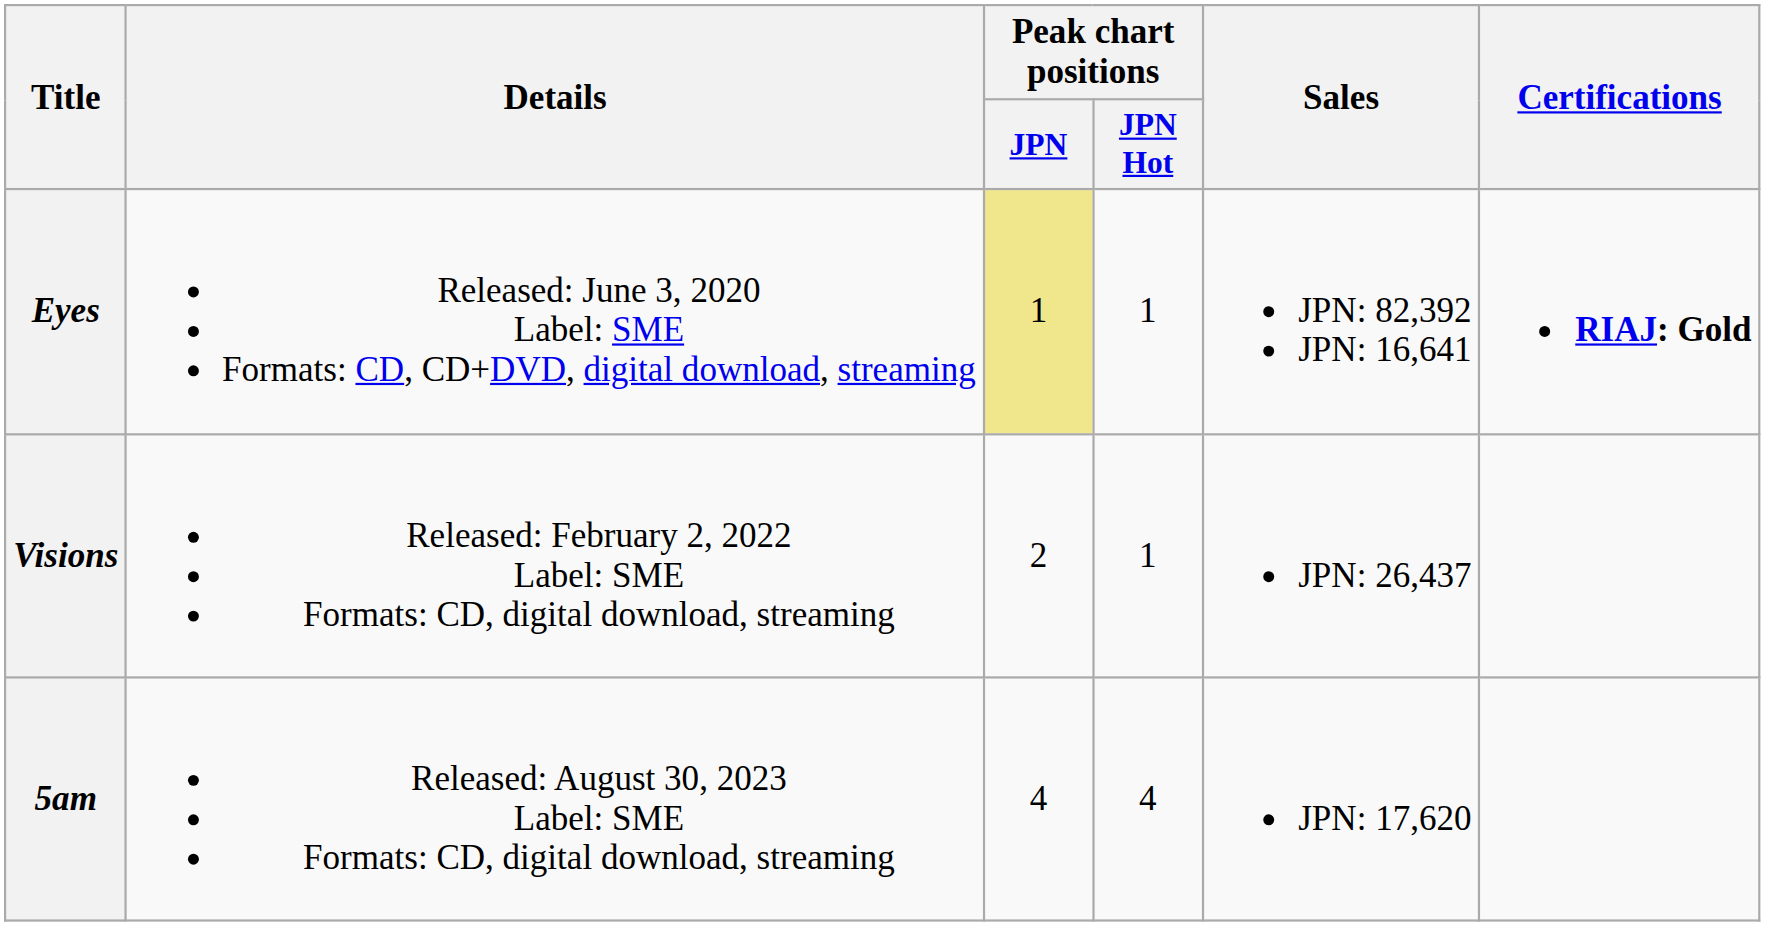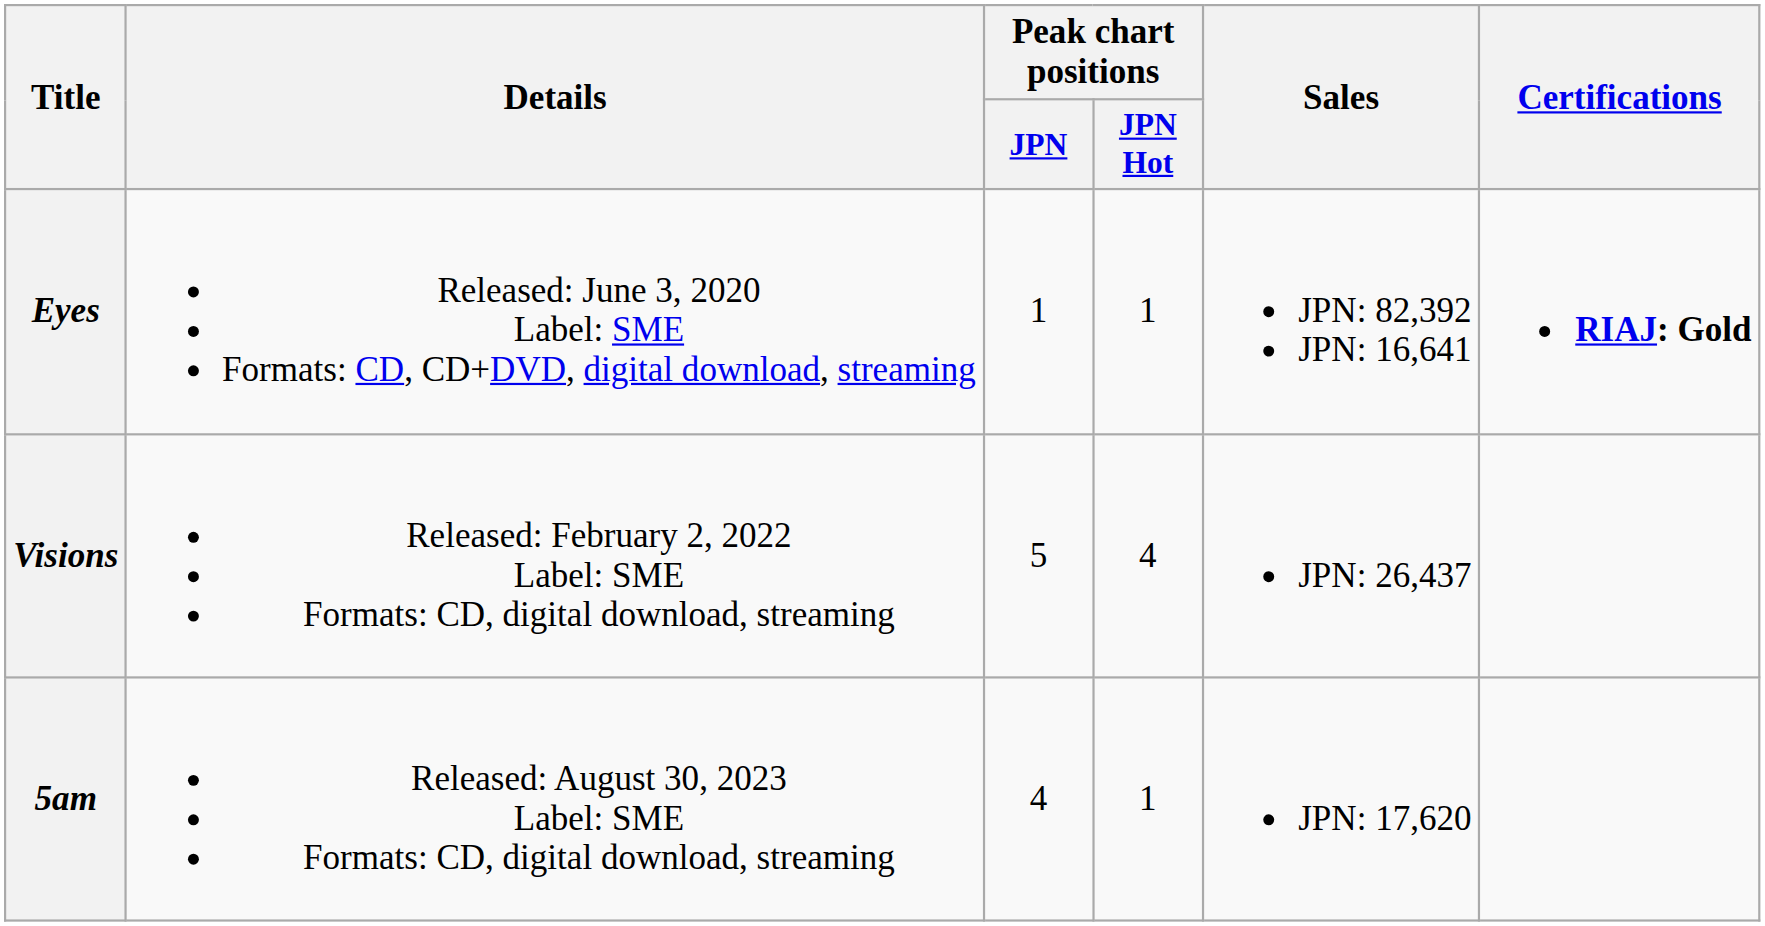(1039, 310) khaki background -> (1039, 310) no background
(1039, 554) 2 -> (1039, 554) 5
(1148, 554) 1 -> (1148, 554) 4
(1148, 798) 4 -> (1148, 798) 1
